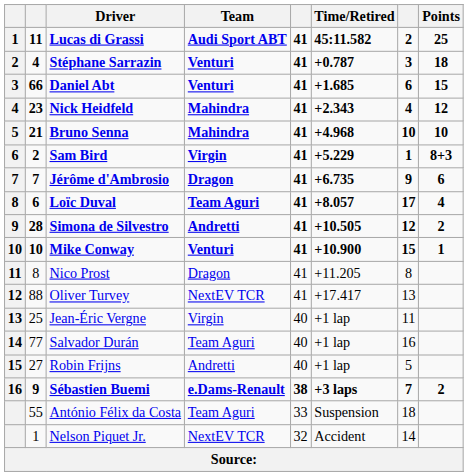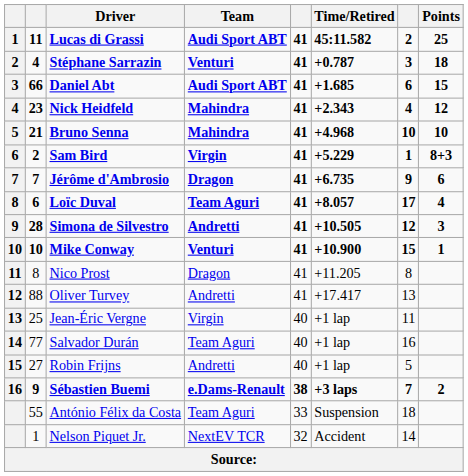(211, 85) Venturi -> (237, 85) Audi Sport ABT
(441, 225) 2 -> (441, 225) 3
(226, 295) NextEV TCR -> (211, 295) Andretti
